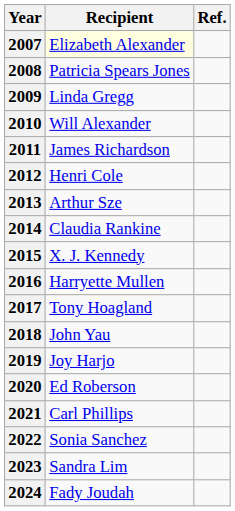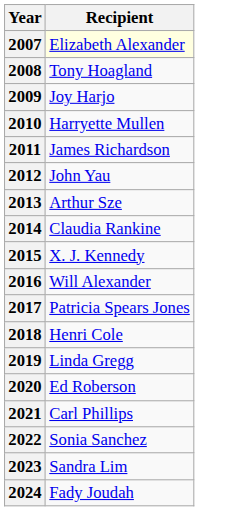- column: (212, 17)
(120, 70) Patricia Spears Jones -> (101, 70) Tony Hoagland
(92, 96) Linda Gregg -> (82, 96) Joy Harjo
(100, 123) Will Alexander -> (107, 123) Harryette Mullen
(86, 176) Henri Cole -> (80, 176) John Yau
(107, 281) Harryette Mullen -> (100, 281) Will Alexander
(101, 307) Tony Hoagland -> (120, 307) Patricia Spears Jones
(80, 334) John Yau -> (86, 334) Henri Cole
(82, 360) Joy Harjo -> (92, 360) Linda Gregg
